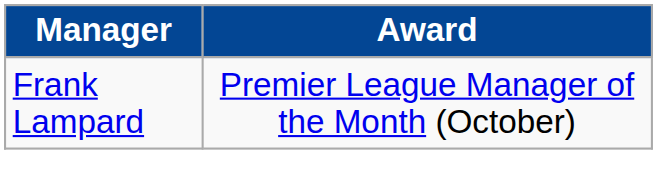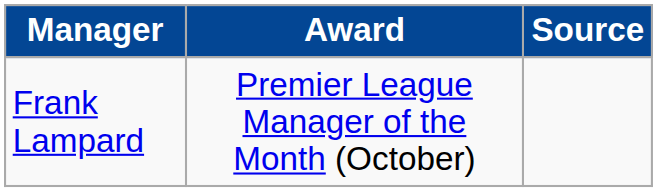+ column: (588, 30)
